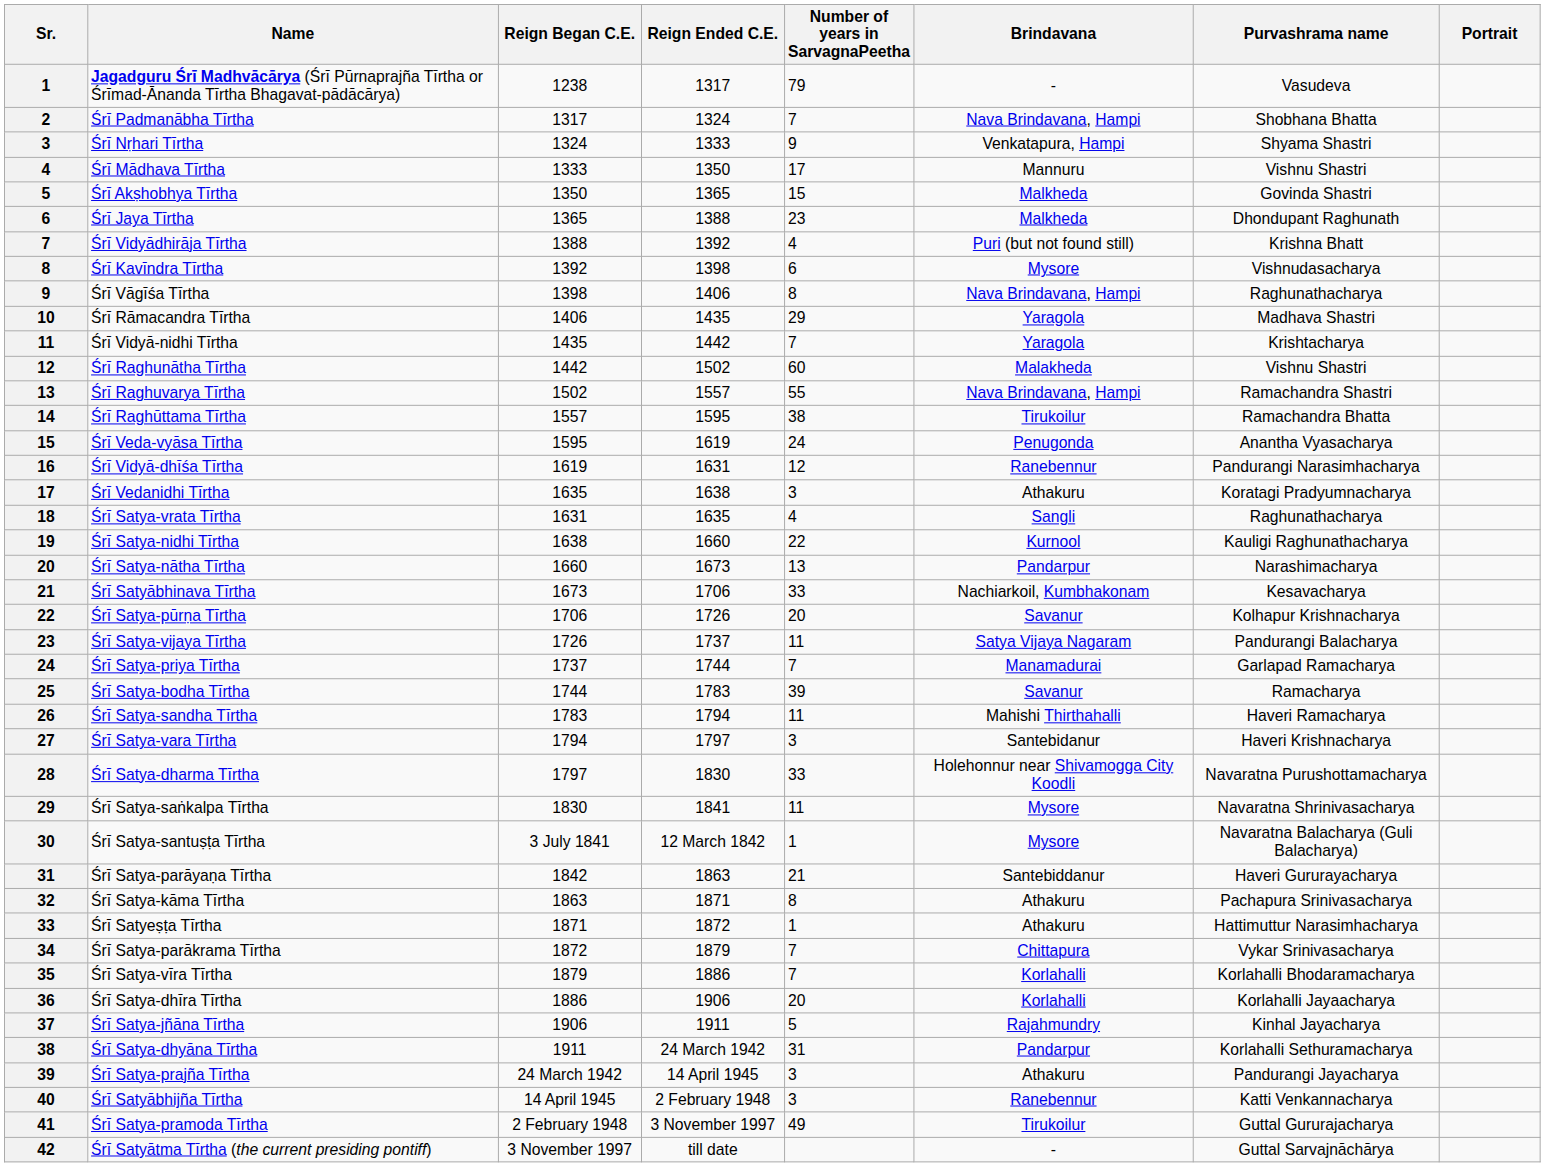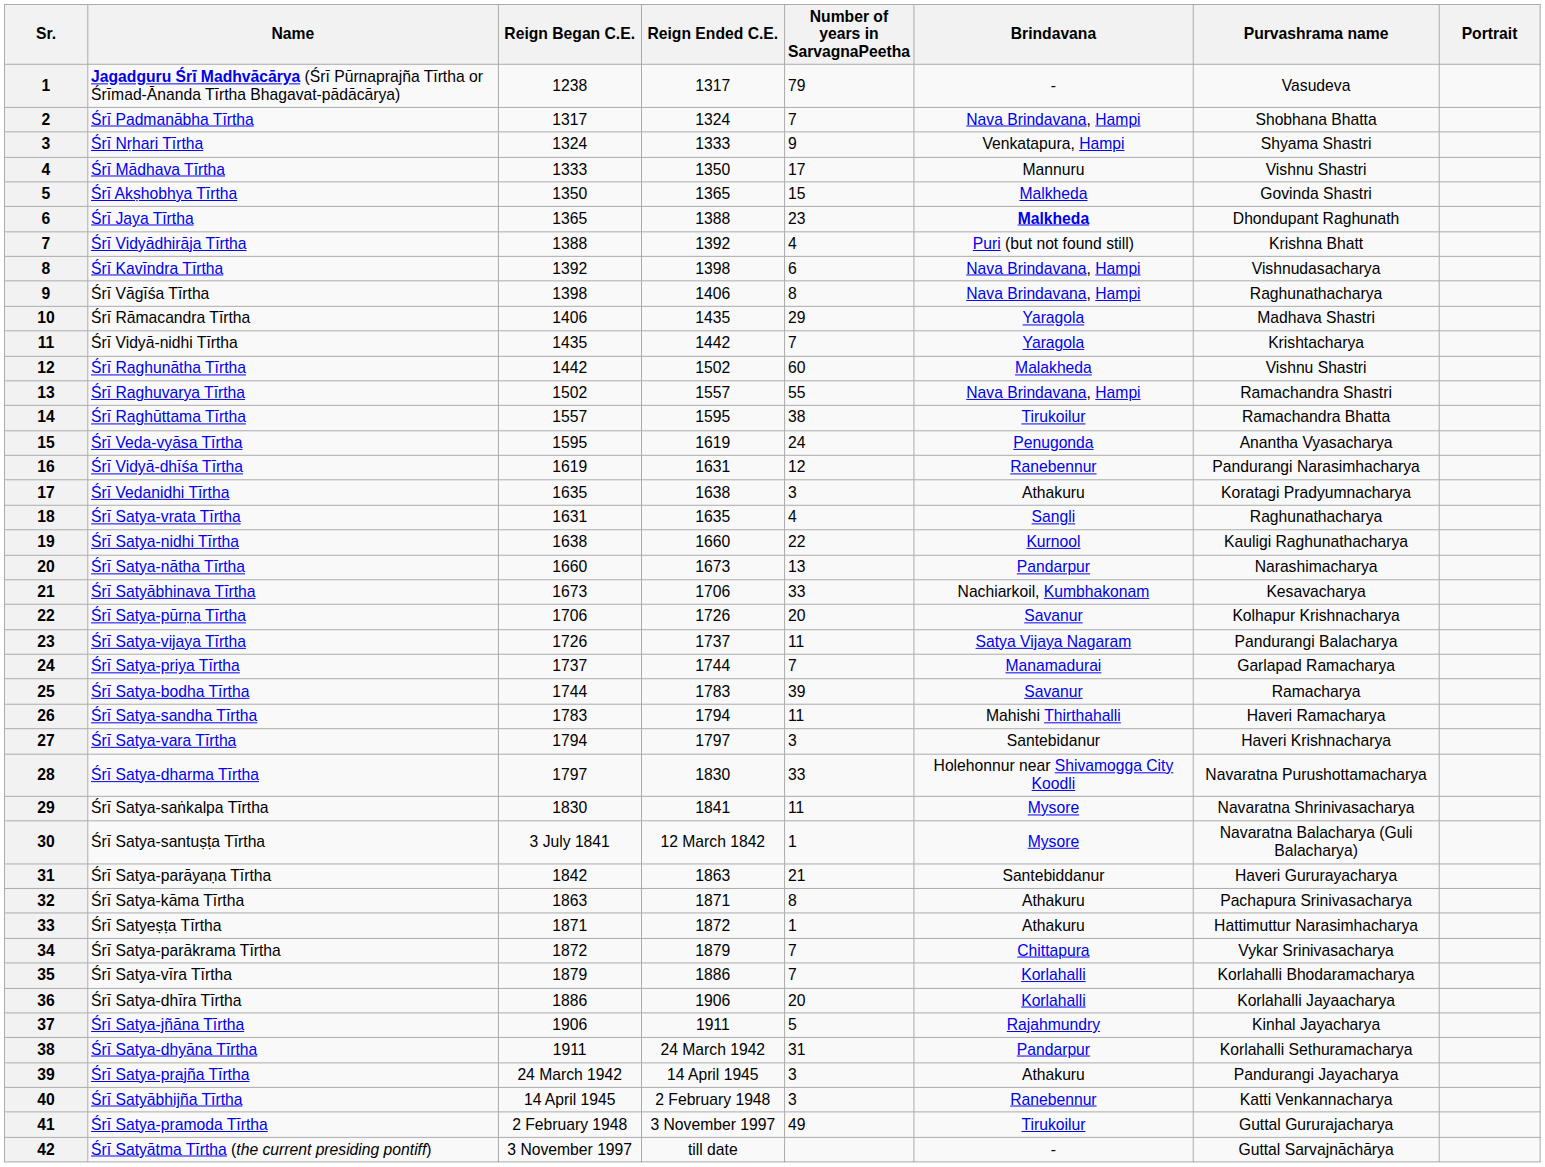(1053, 219) normal -> (1053, 219) bold
(1053, 268) Mysore -> (1053, 268) Nava Brindavana, Hampi
